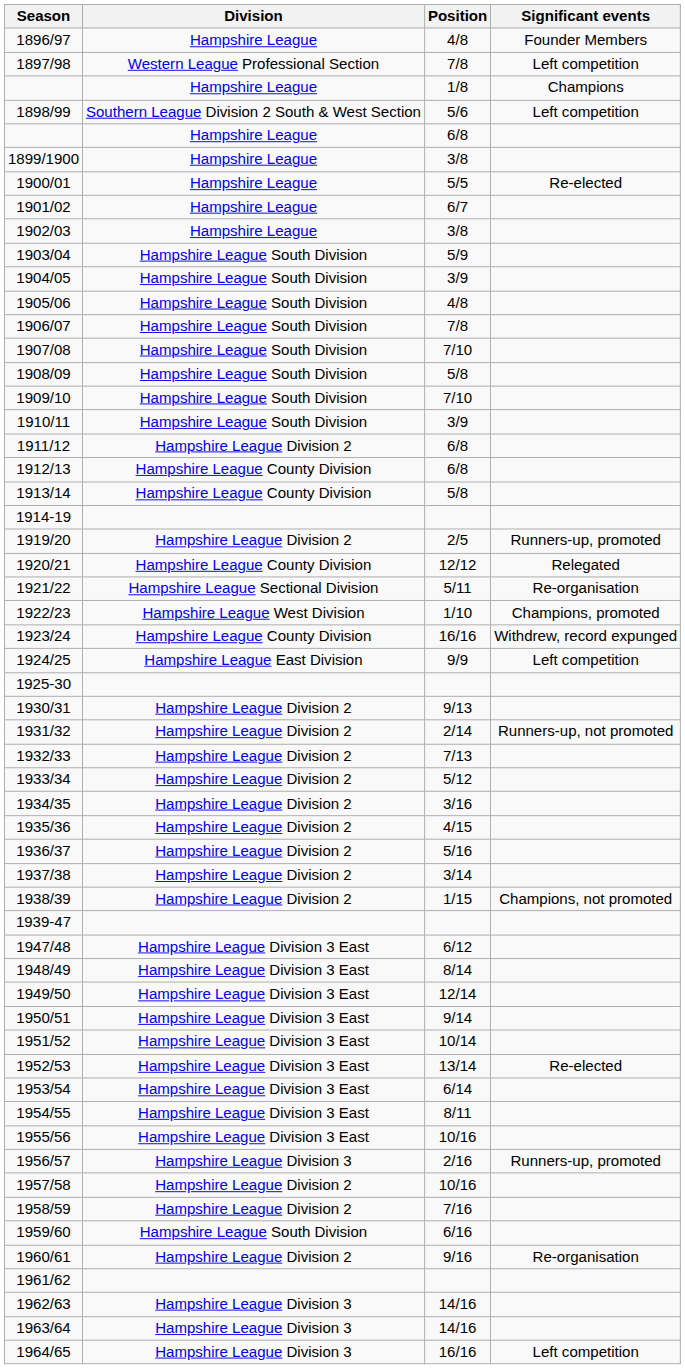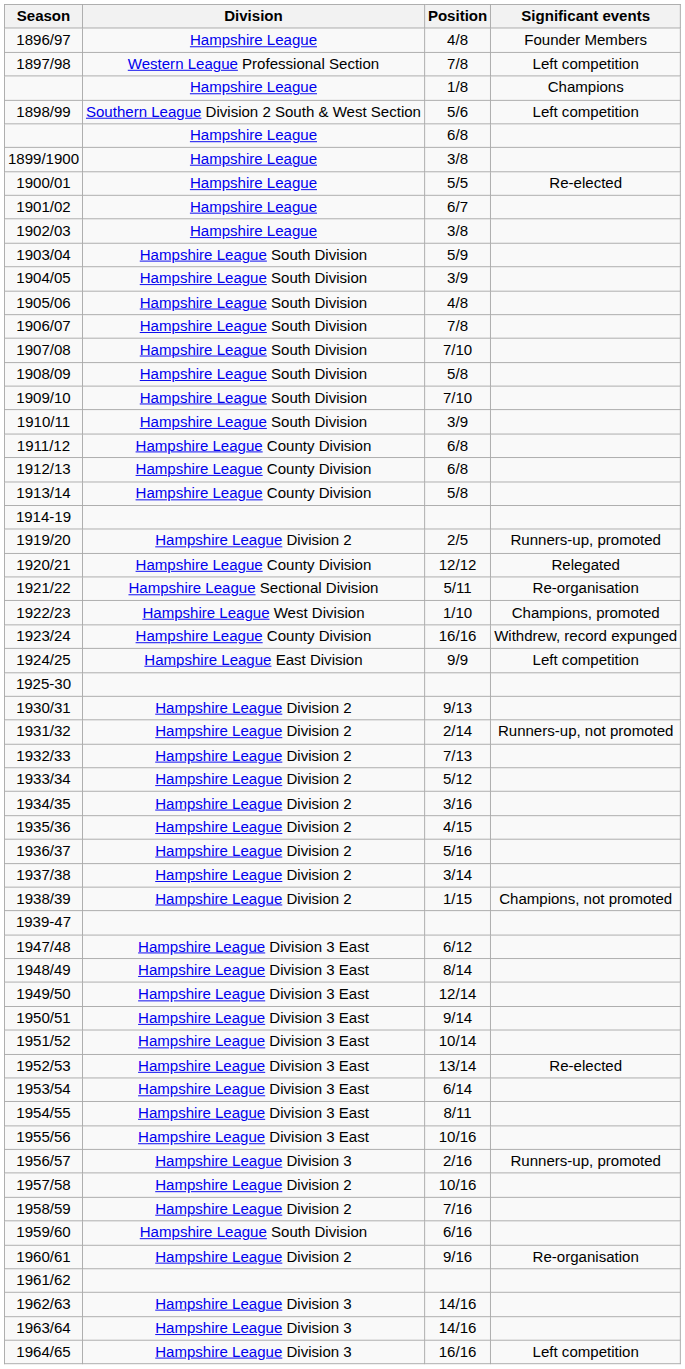(253, 445) Hampshire League Division 2 -> (253, 445) Hampshire League County Division
